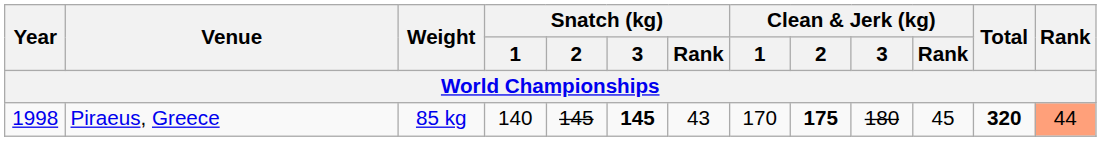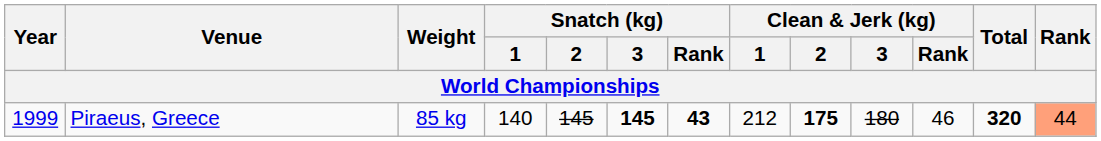(35, 119) 1998 -> (35, 119) 1999
(699, 119) normal -> (699, 119) bold
(760, 119) 170 -> (760, 119) 212
(943, 119) 45 -> (943, 119) 46
